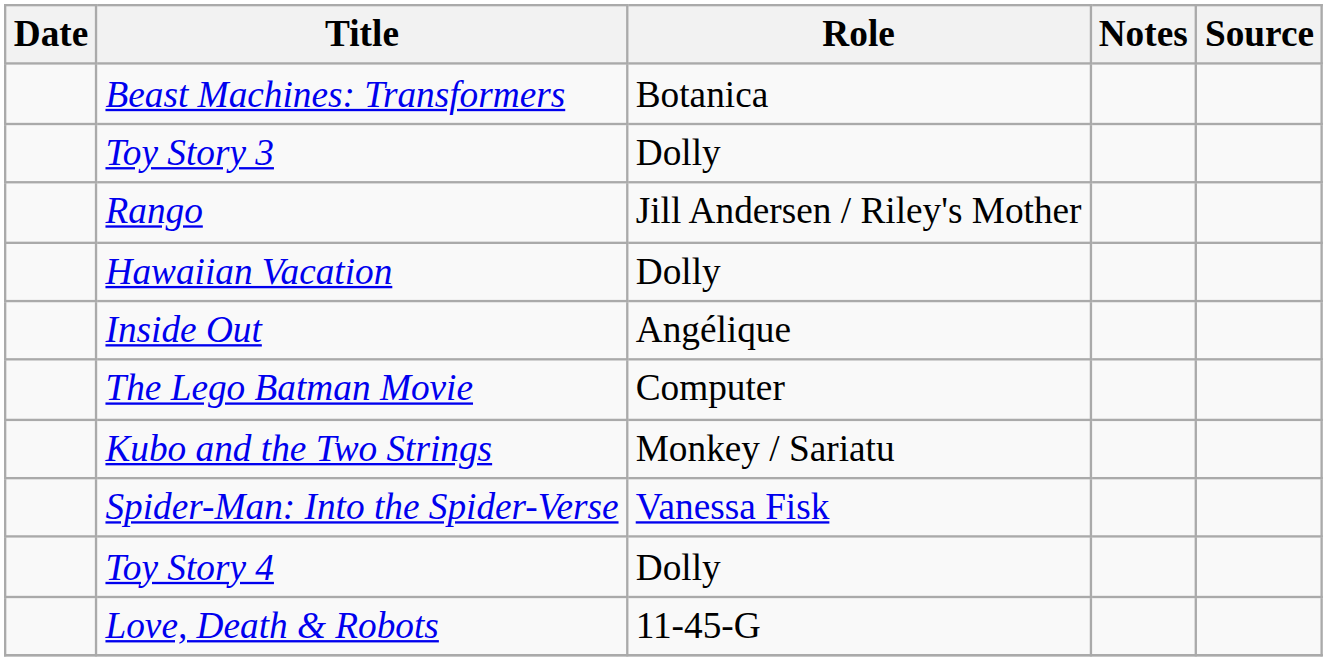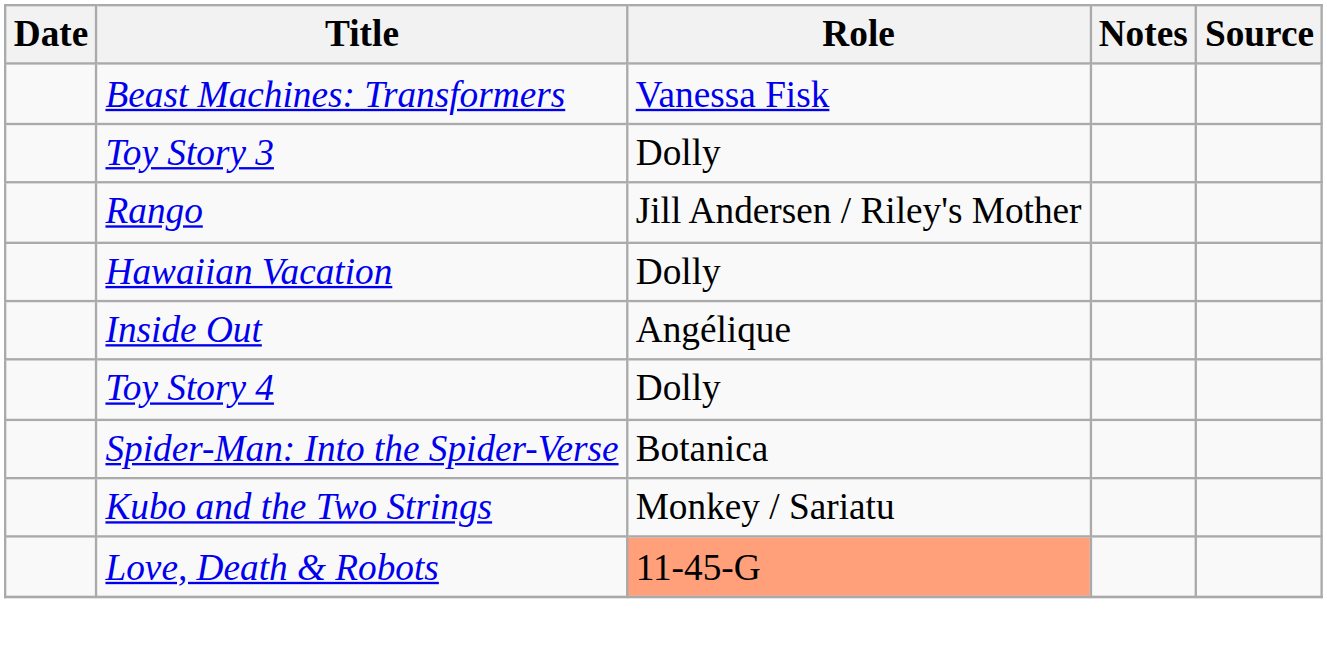(702, 93) Botanica -> (733, 93) Vanessa Fisk
- row: (289, 388)
rows swapped: (299, 447) <-> (190, 566)
(733, 507) Vanessa Fisk -> (702, 447) Botanica
(698, 625) no background -> (698, 566) lightsalmon background
